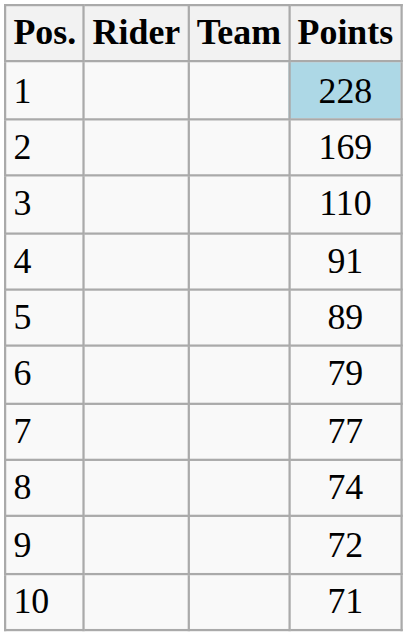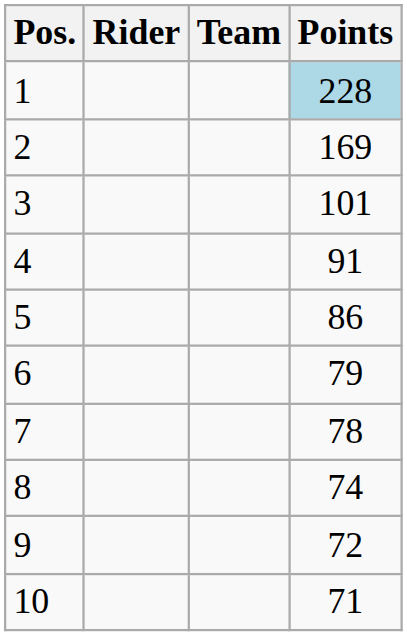(345, 203) 110 -> (345, 203) 101
(345, 317) 89 -> (345, 317) 86
(345, 430) 77 -> (345, 430) 78
